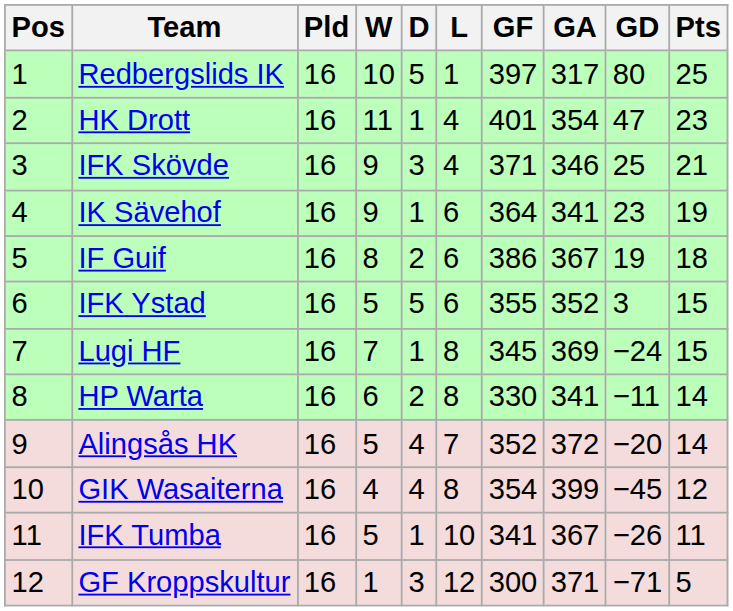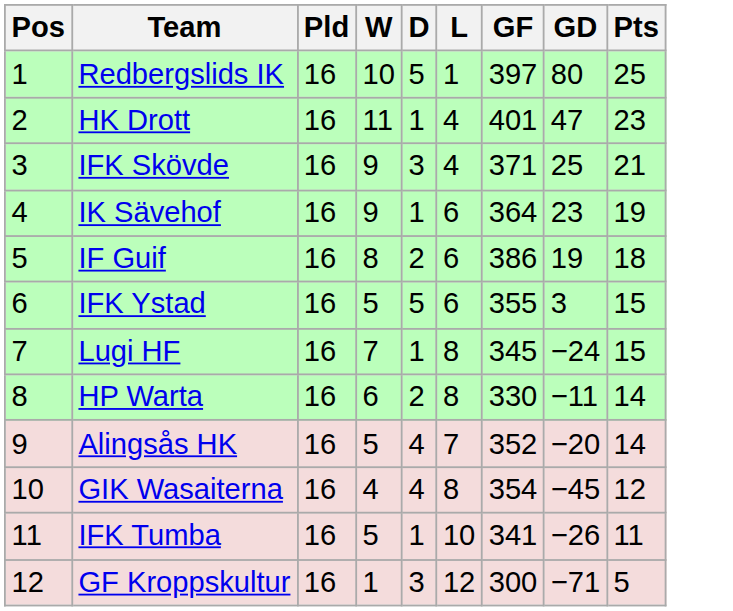- column: (575, 27)
